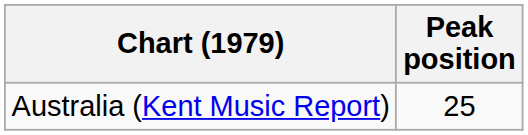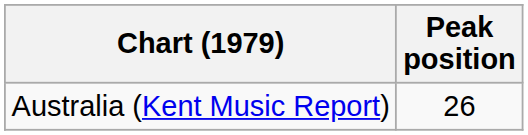(459, 105) 25 -> (459, 105) 26
